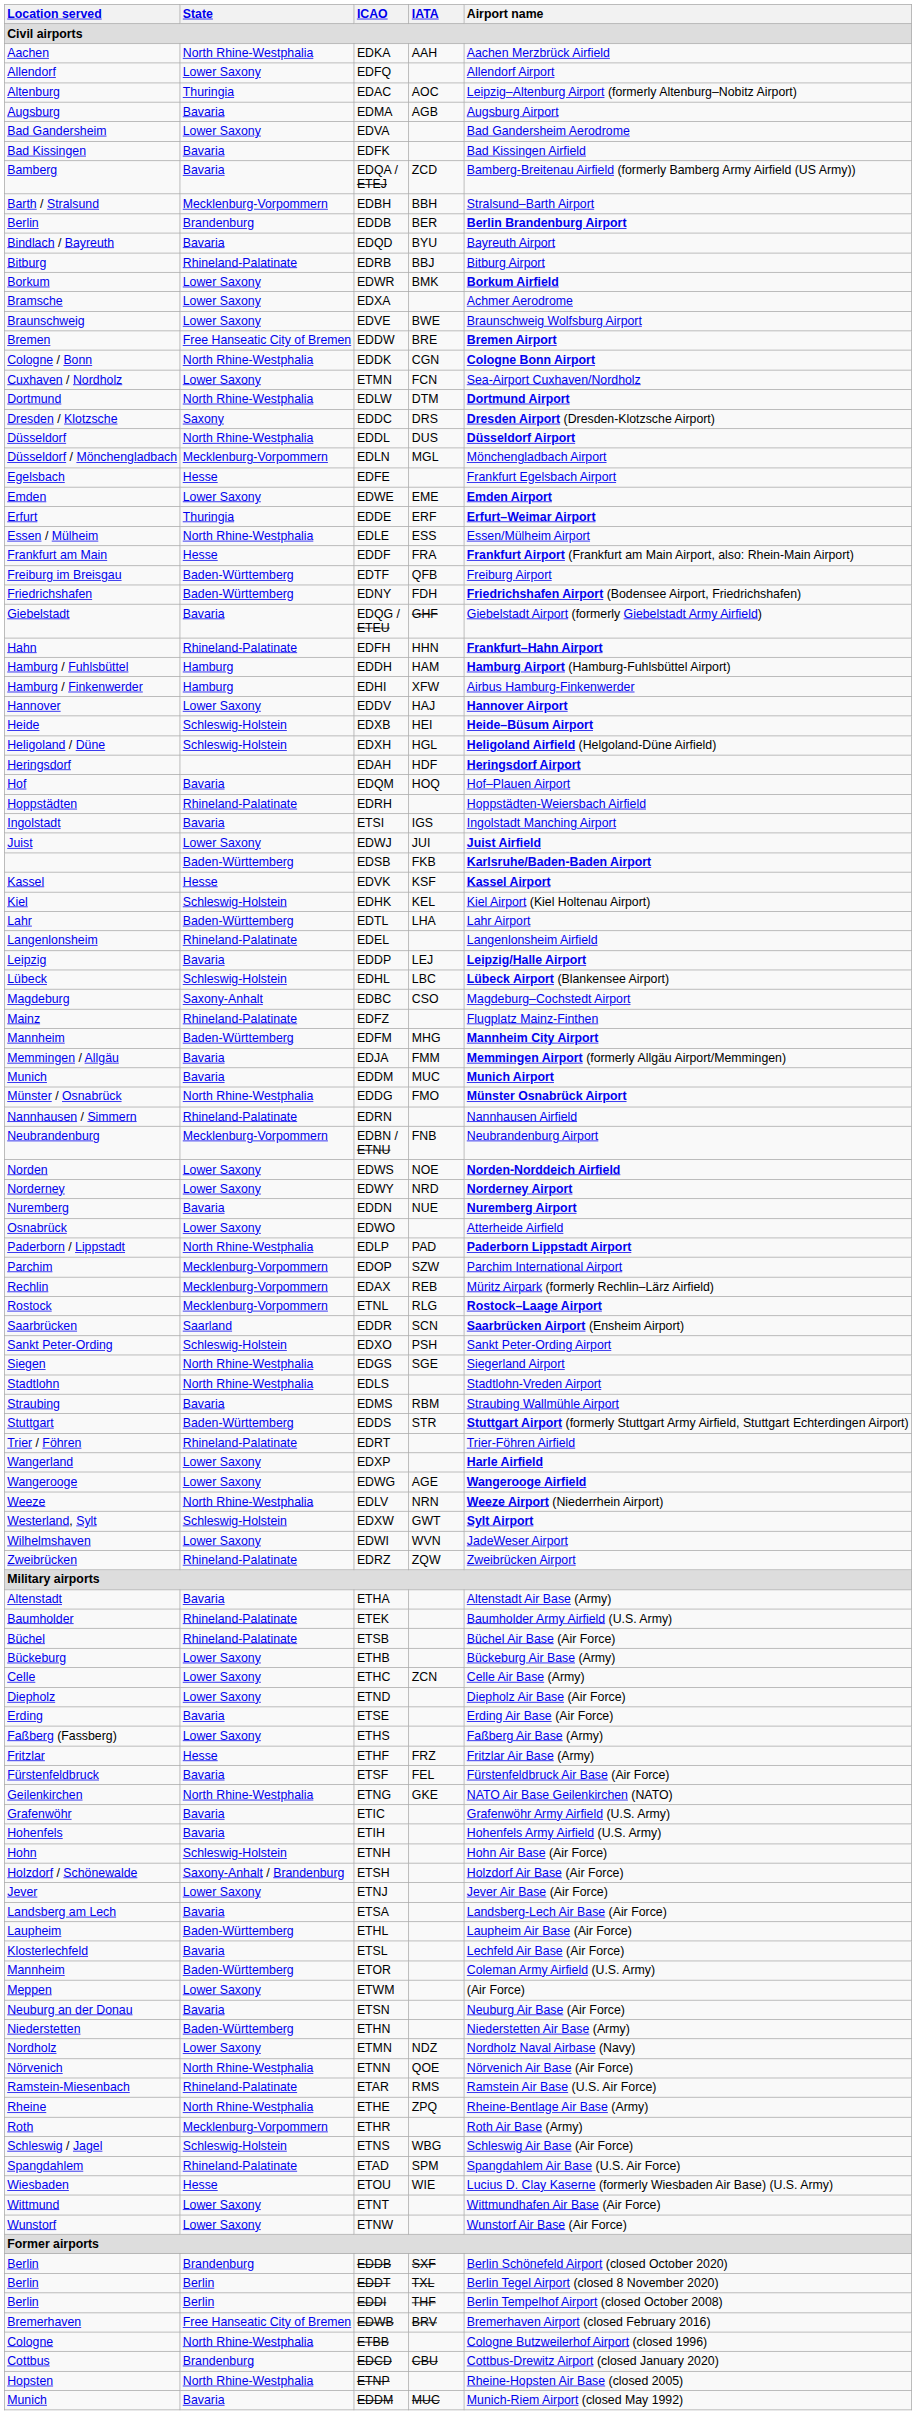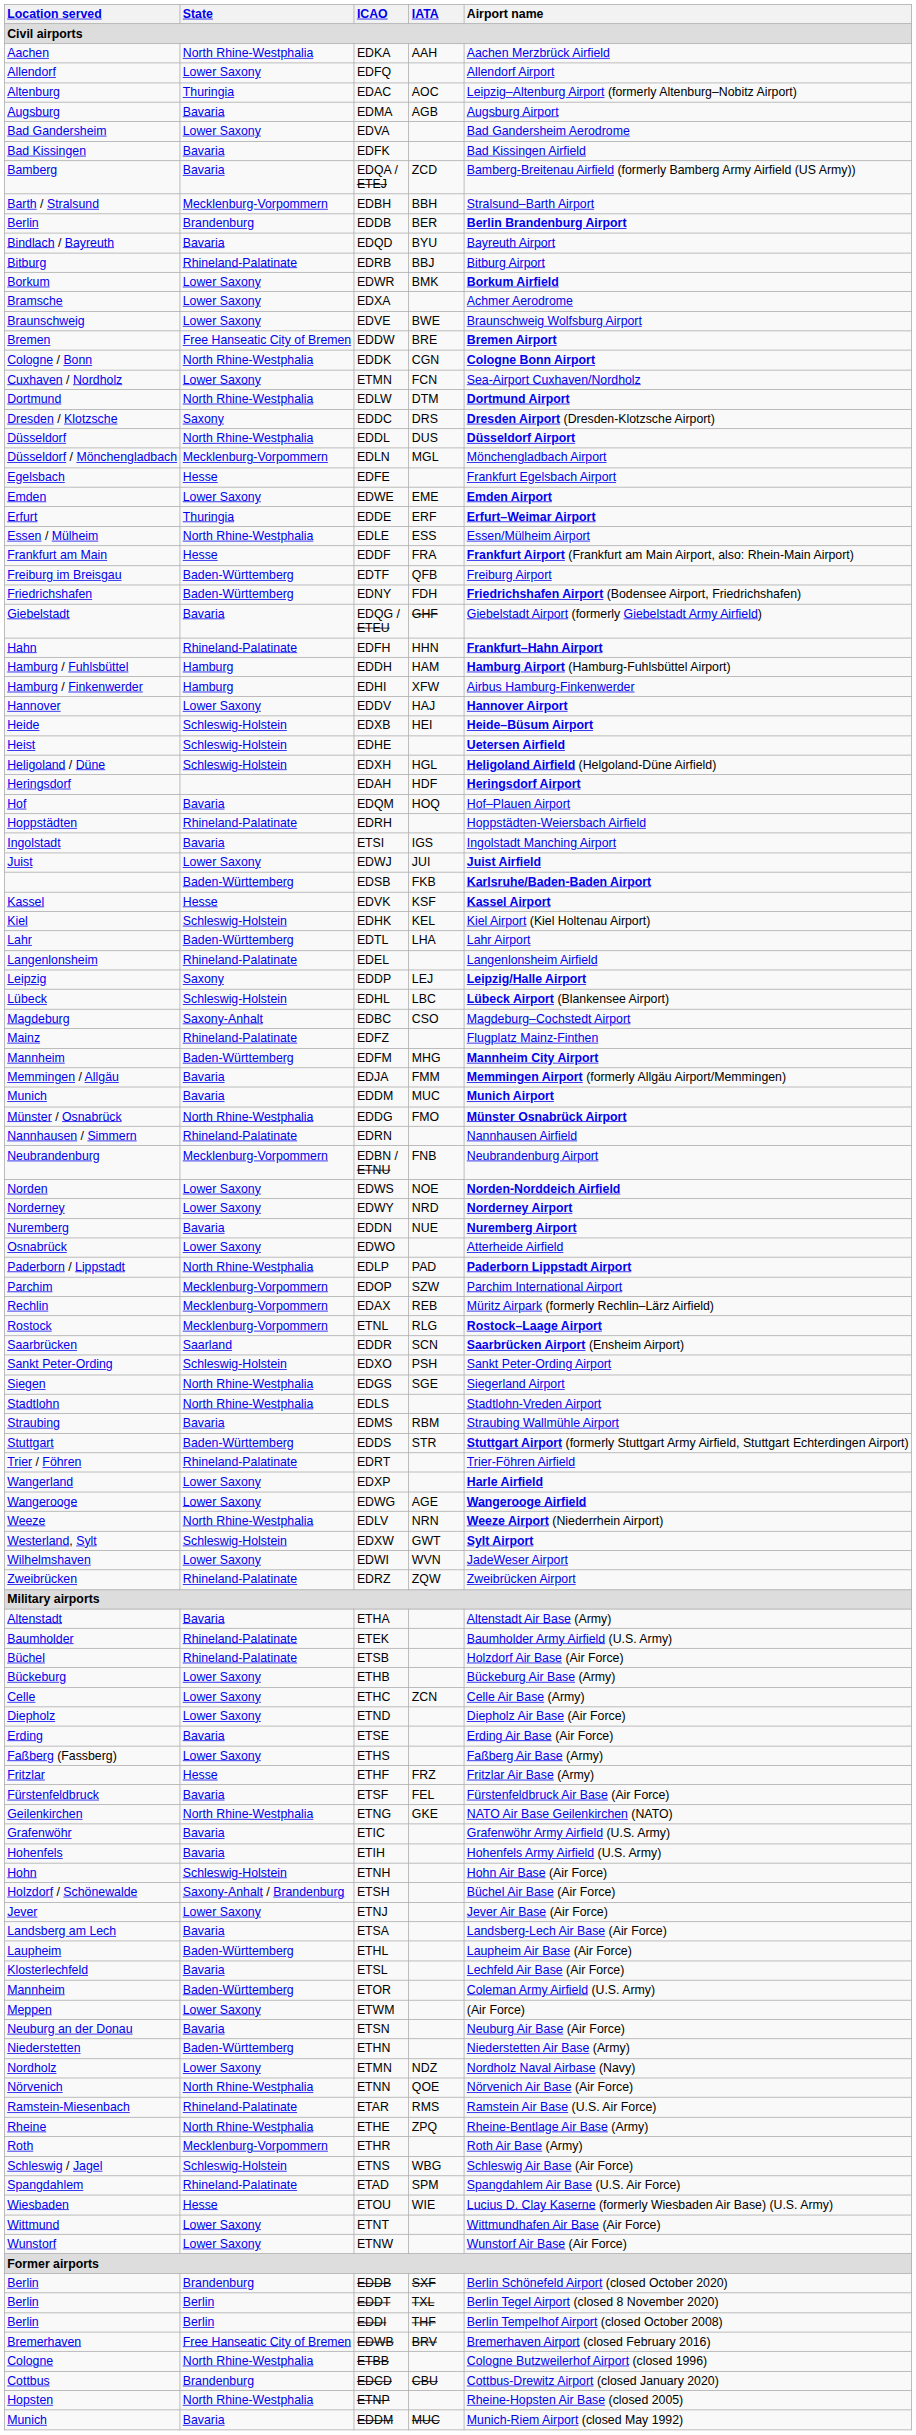+ row: (374, 745)
(204, 960) Bavaria -> (203, 979) Saxony
(541, 1638) Büchel Air Base (Air Force) -> (545, 1658) Holzdorf Air Base (Air Force)
(545, 1872) Holzdorf Air Base (Air Force) -> (541, 1892) Büchel Air Base (Air Force)
